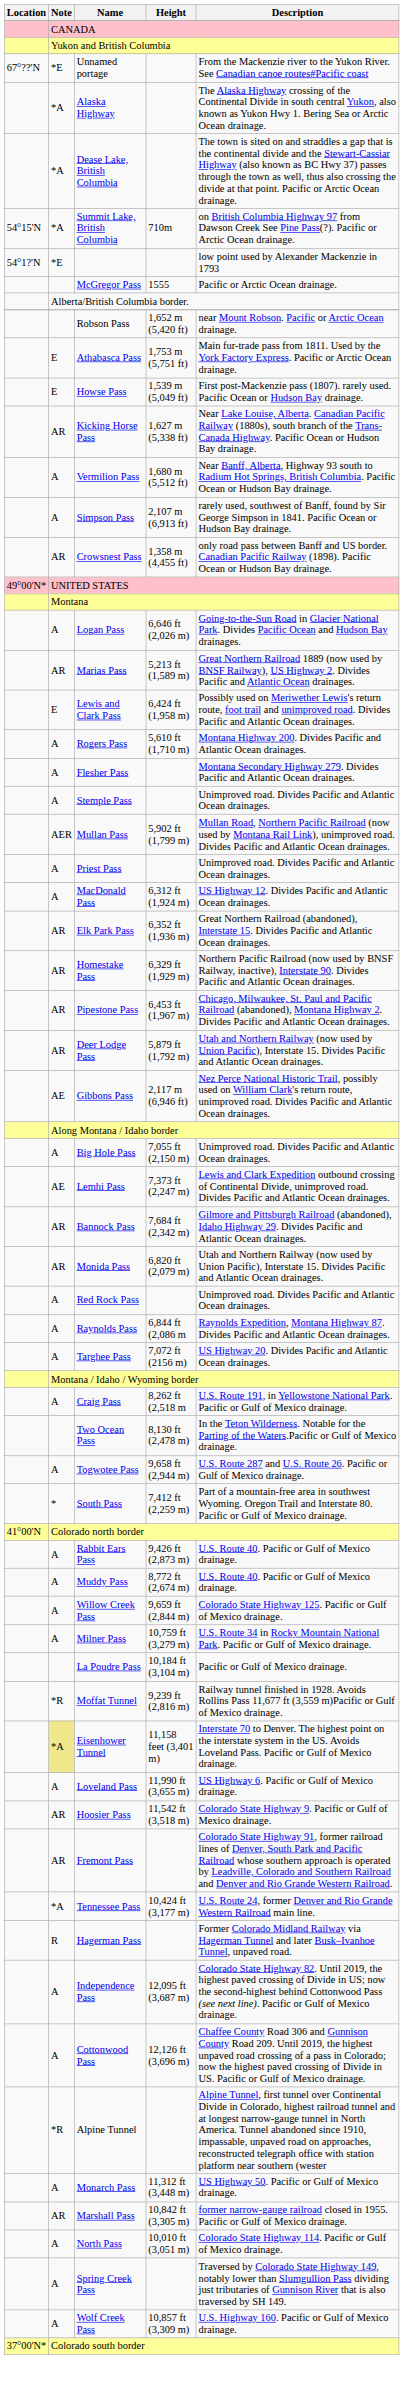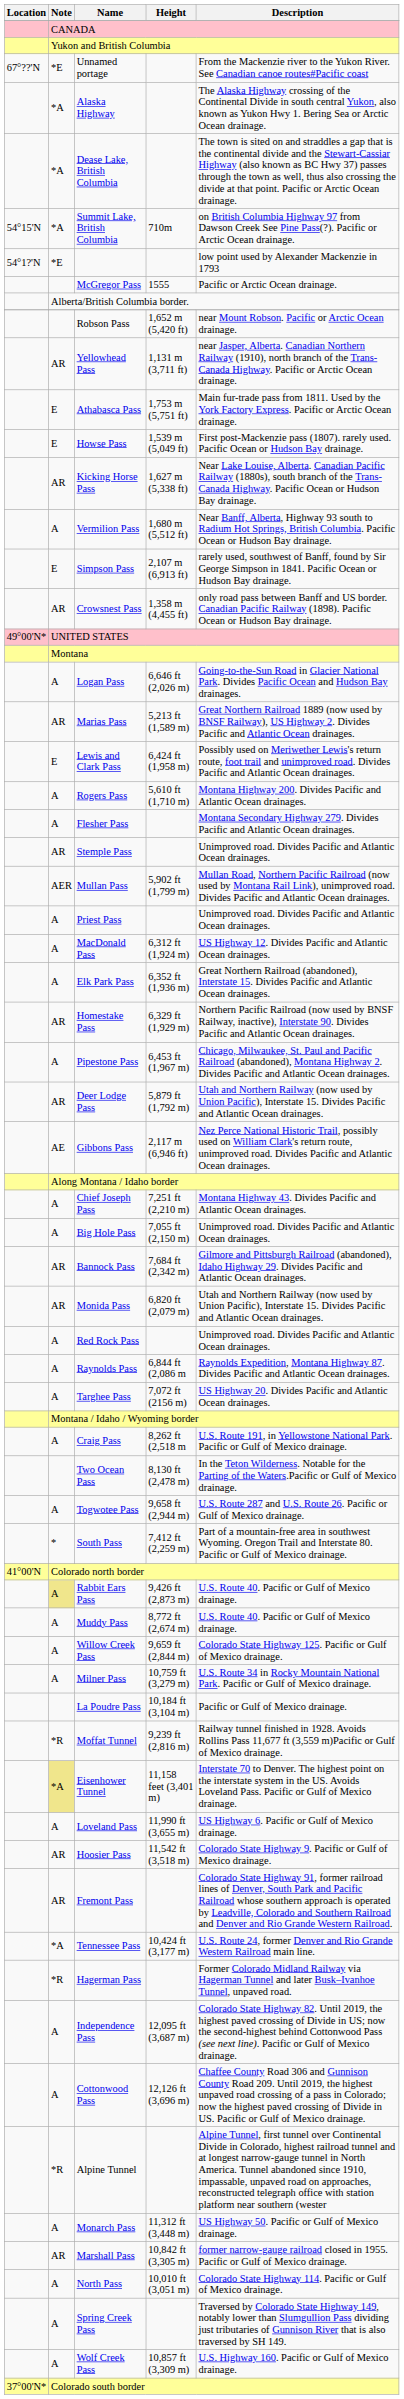+ row: (101, 363)
(55, 517) A -> (54, 569) E
(55, 800) A -> (58, 852) AR
(58, 930) AR -> (55, 982) A
(58, 1010) AR -> (55, 1062) A
+ row: (104, 1204)
- row: (101, 1186)
(55, 1554) no background -> (55, 1594) khaki background
(55, 1940) R -> (57, 1980) *R
